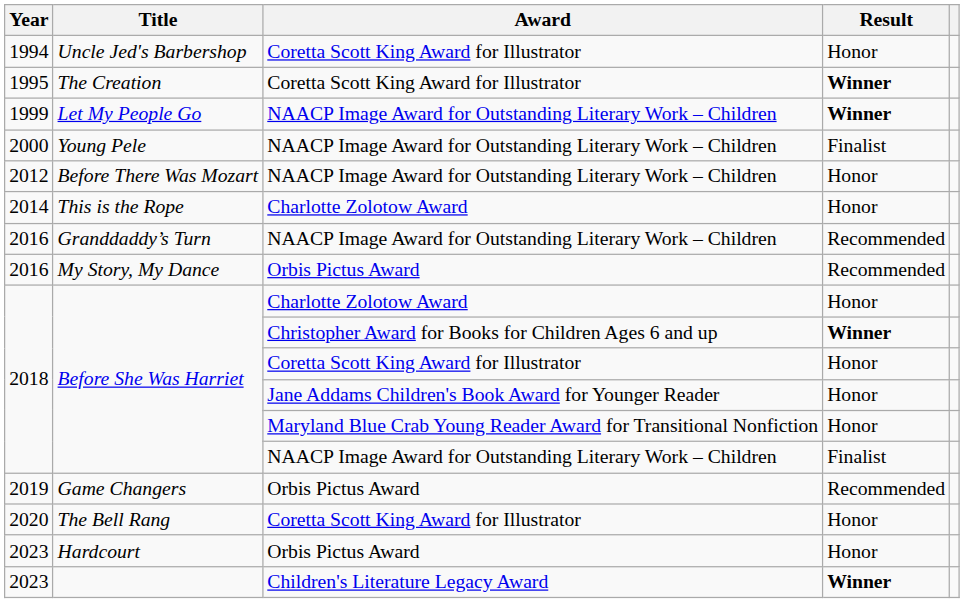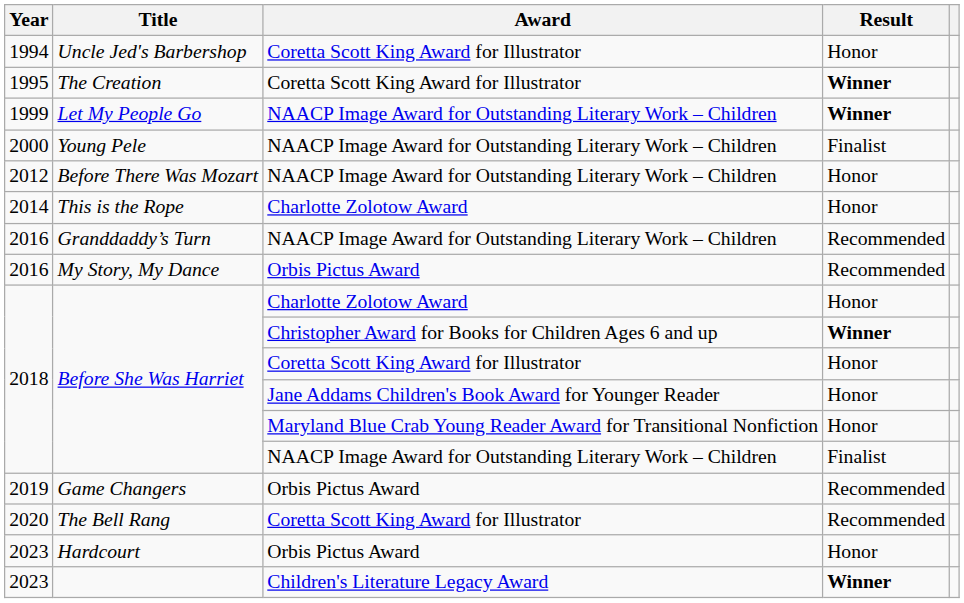(852, 519) Honor -> (886, 519) Recommended
